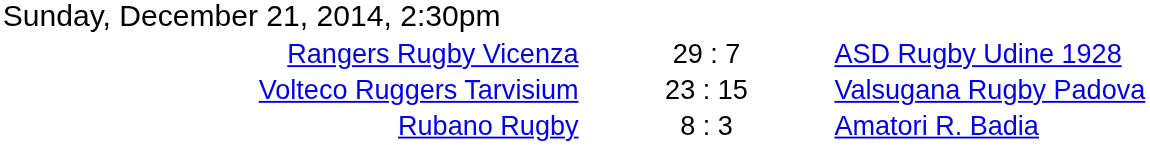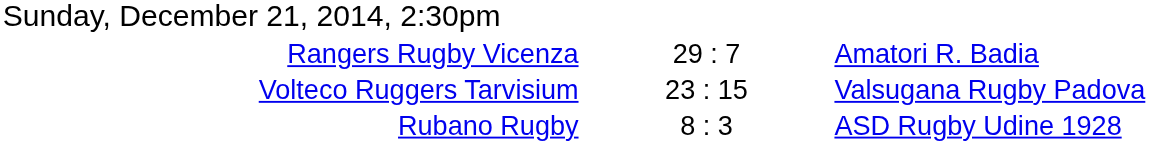(978, 54) ASD Rugby Udine 1928 -> (937, 54) Amatori R. Badia
(937, 125) Amatori R. Badia -> (978, 125) ASD Rugby Udine 1928
